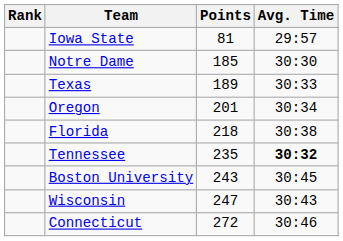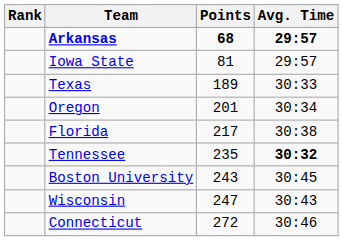+ row: (83, 39)
- row: (91, 62)
(226, 132) 218 -> (226, 132) 217
